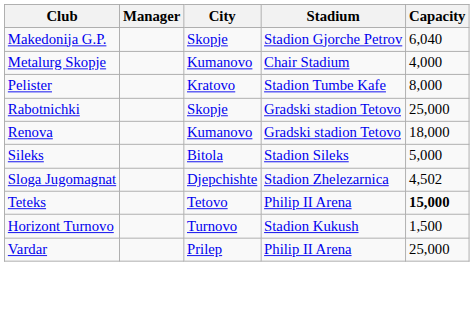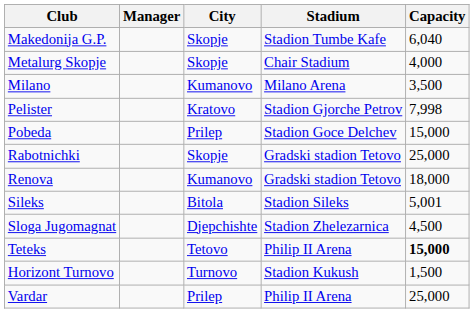(333, 39) Stadion Gjorche Petrov -> (325, 39) Stadion Tumbe Kafe
(220, 62) Kumanovo -> (207, 62) Skopje
+ row: (29, 86)
(325, 86) Stadion Tumbe Kafe -> (333, 109) Stadion Gjorche Petrov
(426, 86) 8,000 -> (426, 109) 7,998
+ row: (30, 132)
(426, 156) 5,000 -> (426, 202) 5,001
(426, 179) 4,502 -> (426, 226) 4,500
